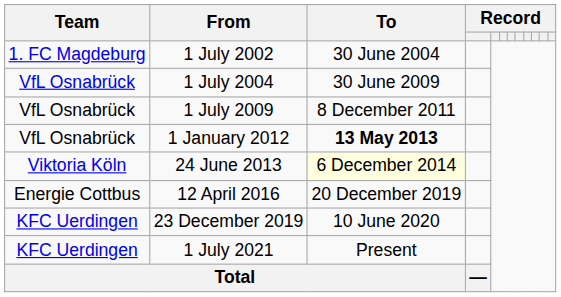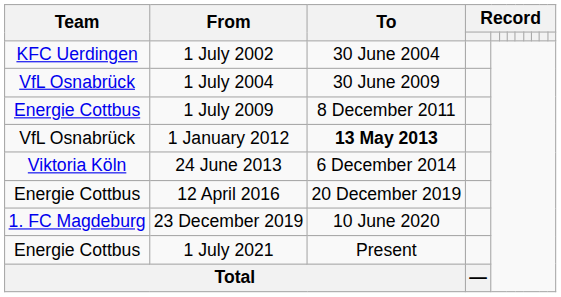(77, 54) 1. FC Magdeburg -> (77, 54) KFC Uerdingen
(77, 110) VfL Osnabrück -> (77, 110) Energie Cottbus
(386, 166) lightyellow background -> (386, 166) no background
(77, 221) KFC Uerdingen -> (77, 221) 1. FC Magdeburg
(77, 249) KFC Uerdingen -> (77, 249) Energie Cottbus
